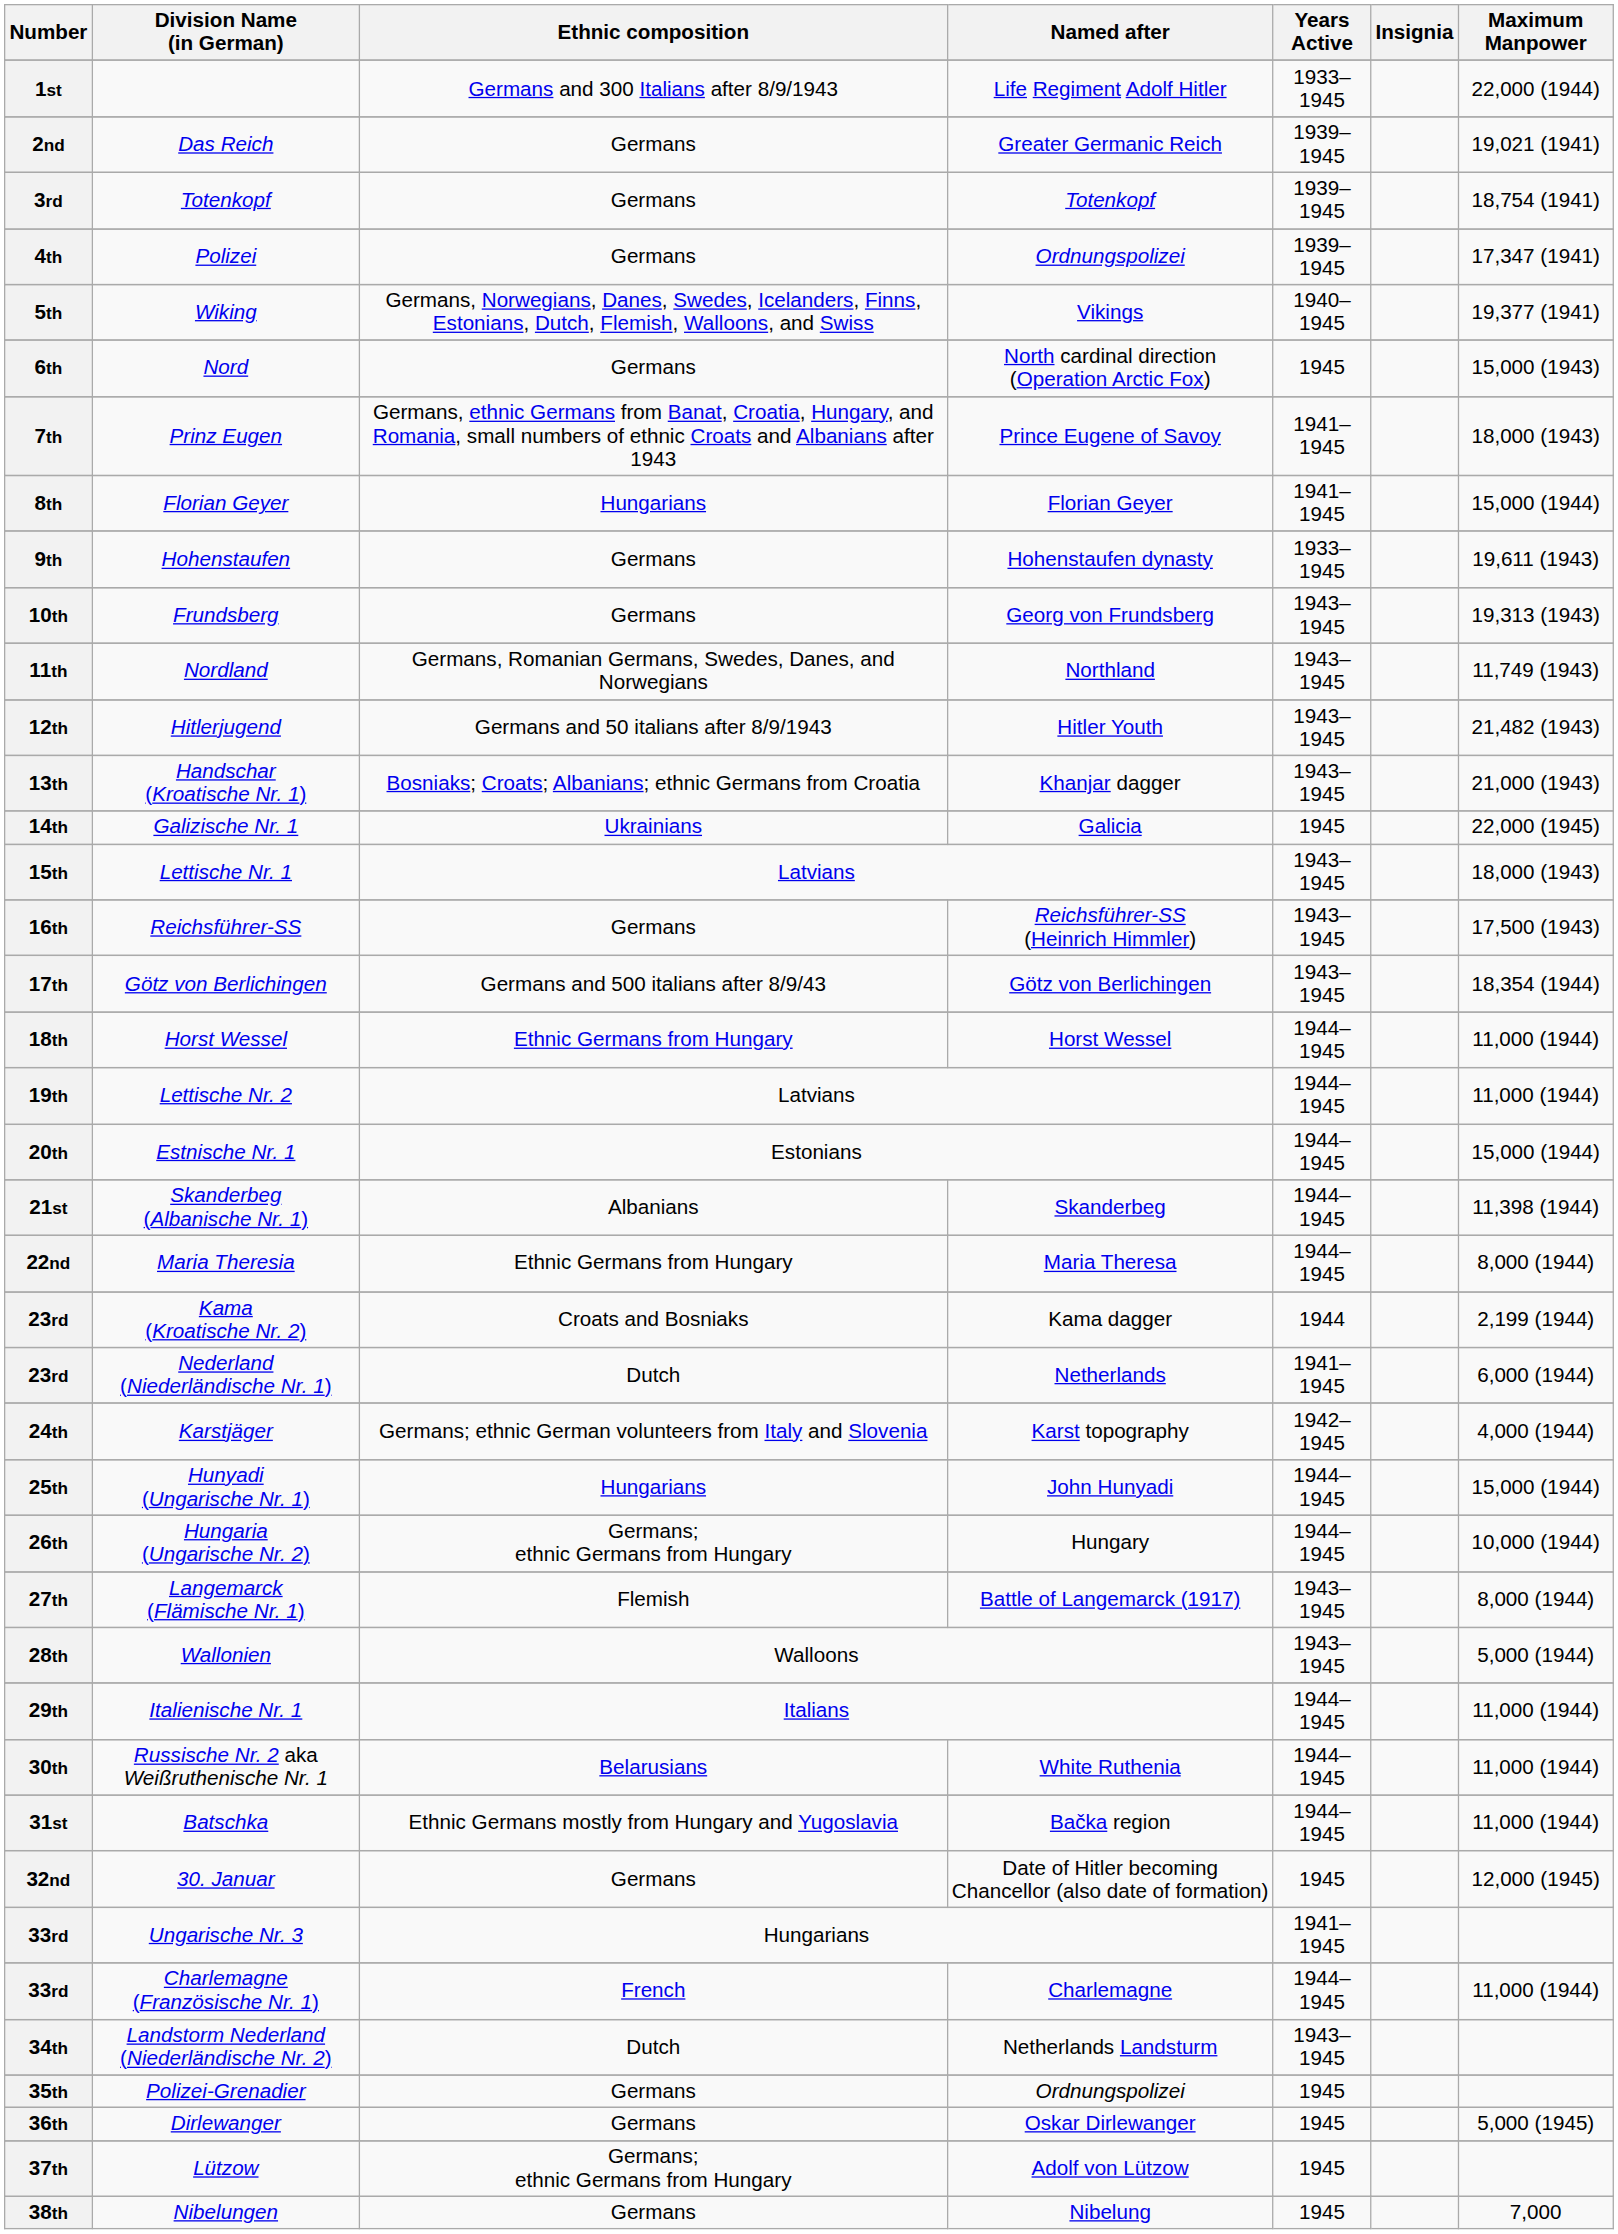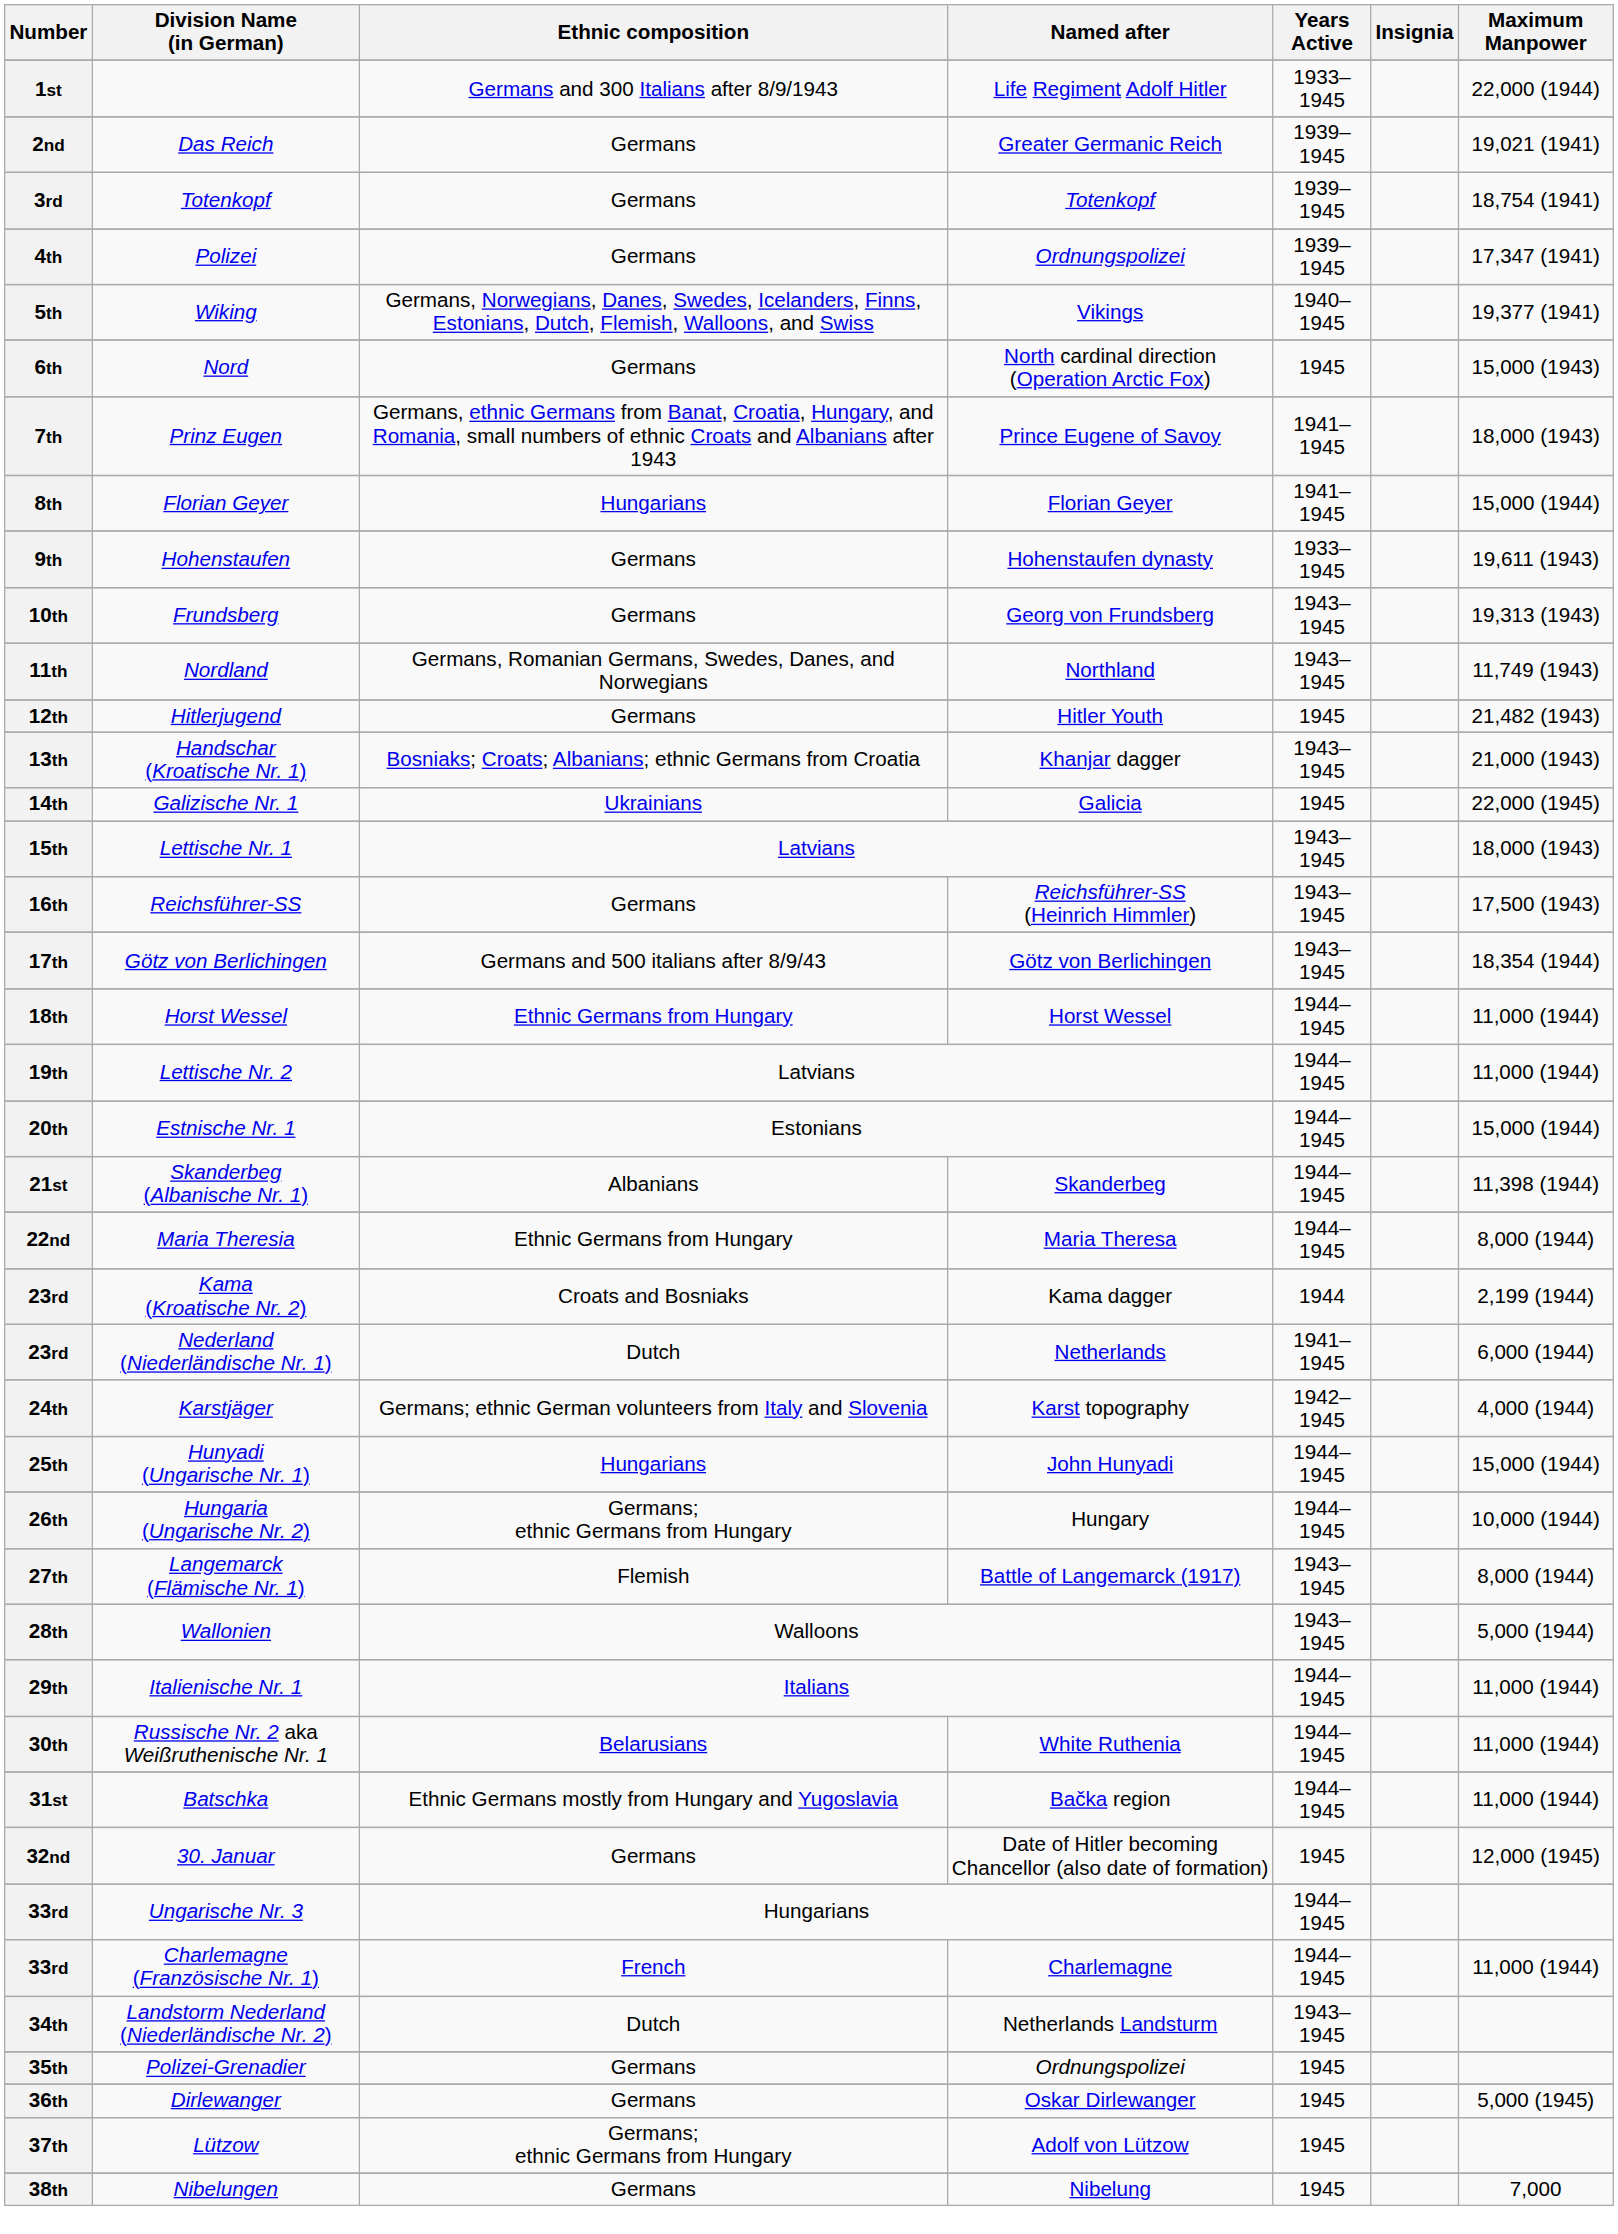(653, 727) Germans and 50 italians after 8/9/1943 -> (653, 715) Germans
(1322, 727) 1943–1945 -> (1322, 715) 1945
(1322, 1934) 1941–1945 -> (1322, 1911) 1944–1945
